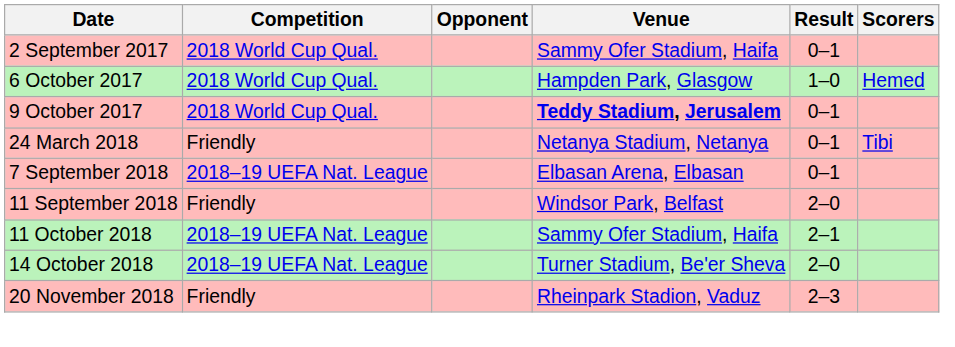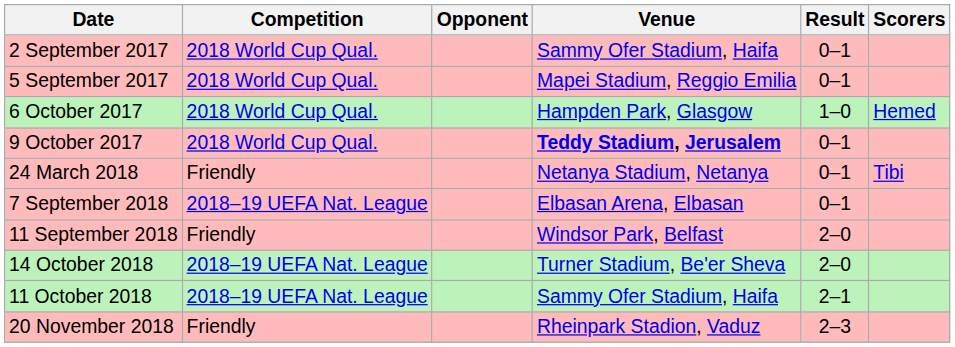+ row: (89, 81)
rows swapped: (80, 234) <-> (81, 265)
